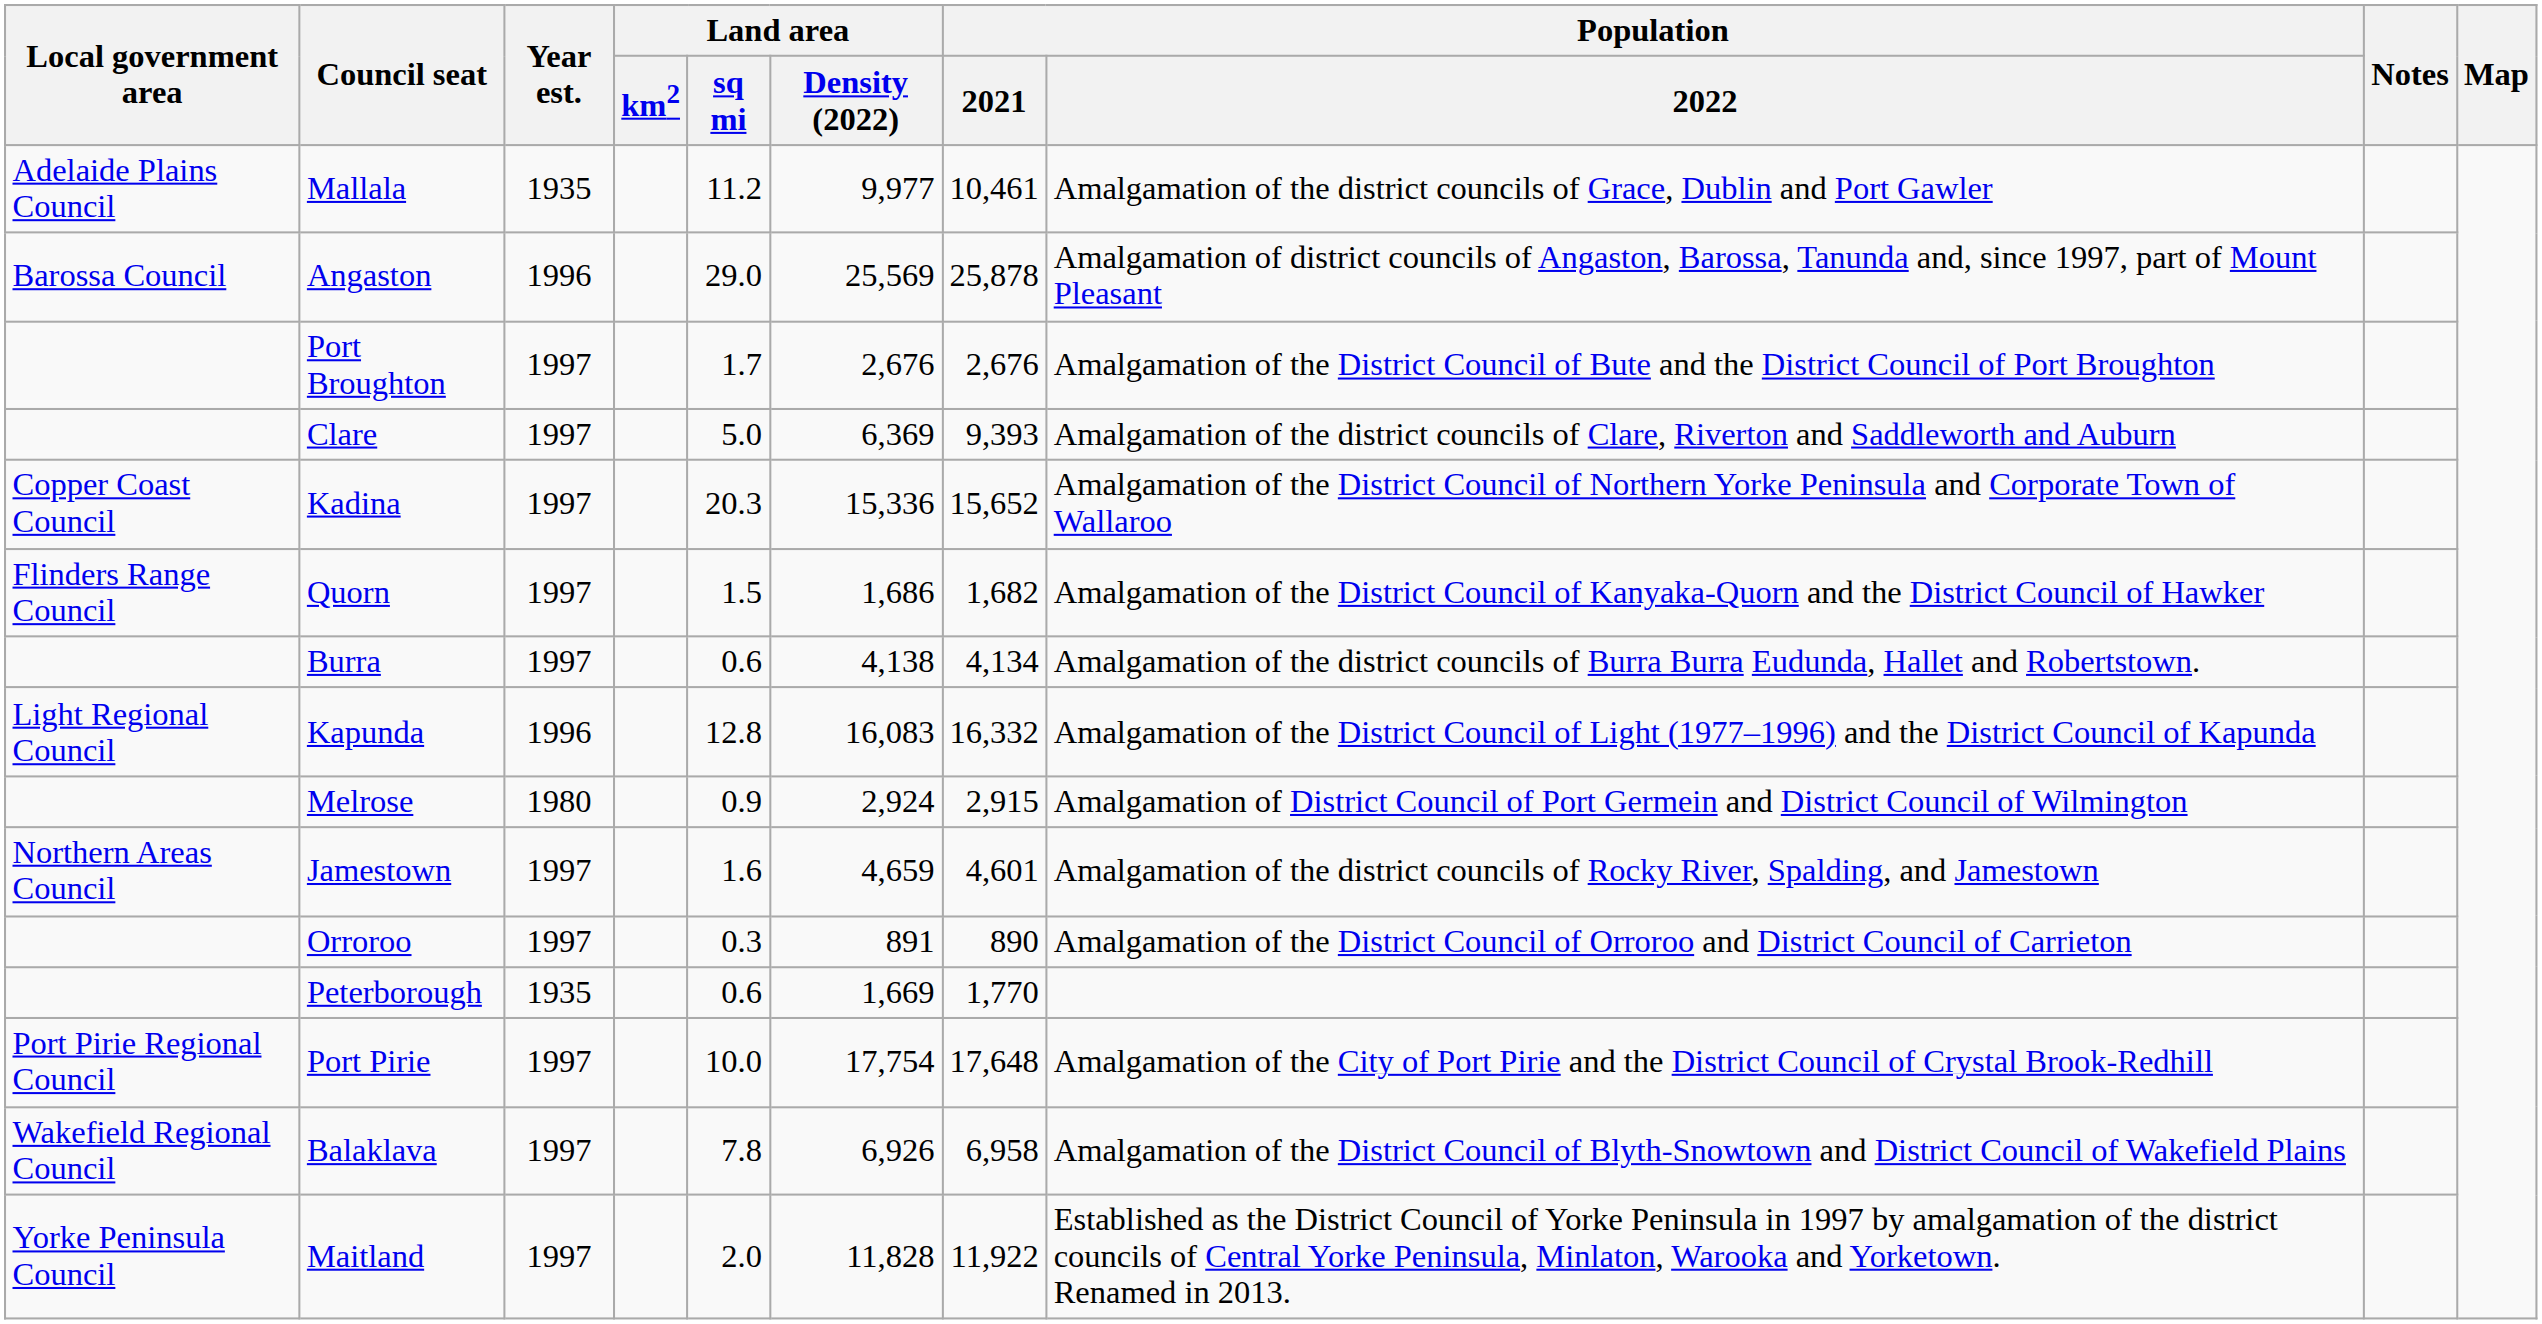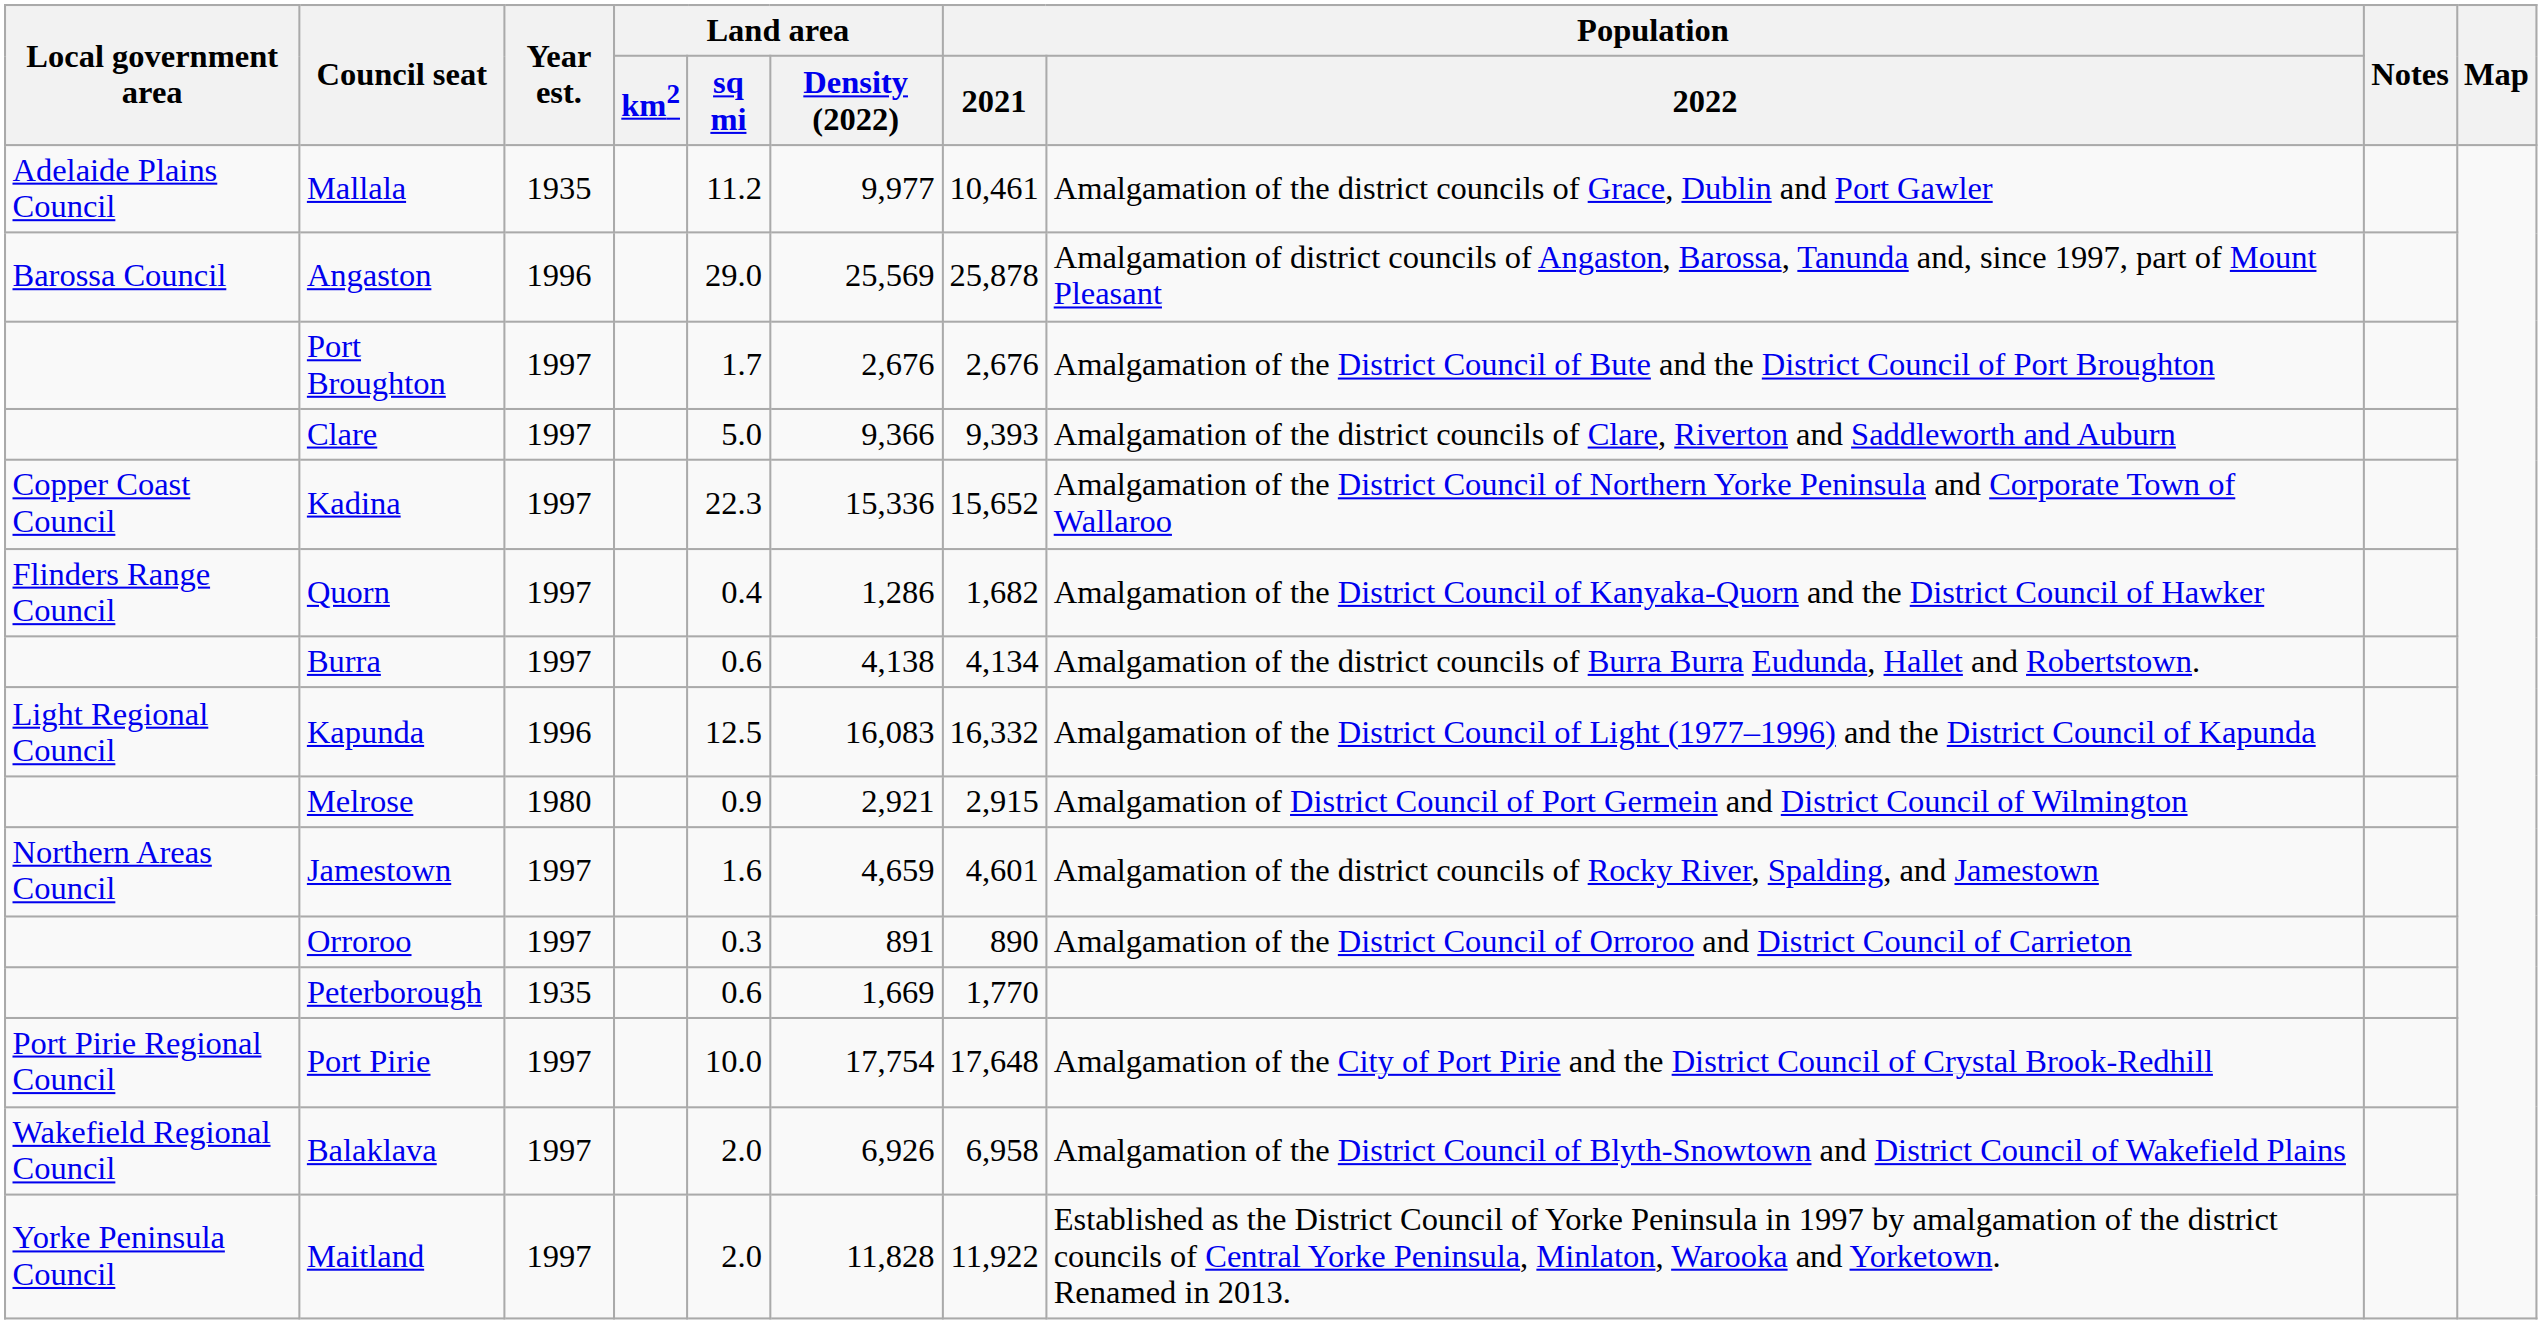(898, 433) 6,369 -> (898, 433) 9,366
(733, 503) 20.3 -> (733, 503) 22.3
(742, 591) 1.5 -> (742, 591) 0.4
(898, 591) 1,686 -> (898, 591) 1,286
(733, 731) 12.8 -> (733, 731) 12.5
(898, 801) 2,924 -> (898, 801) 2,921
(742, 1150) 7.8 -> (742, 1150) 2.0
